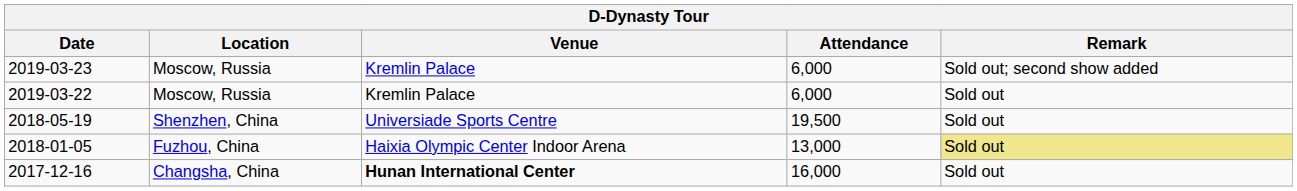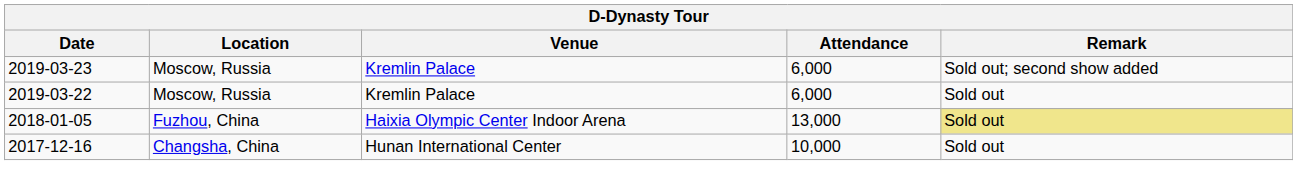- row: (50, 120)
(470, 172) bold -> (463, 146) normal
(816, 172) 16,000 -> (816, 146) 10,000
